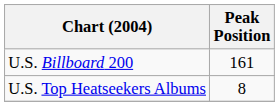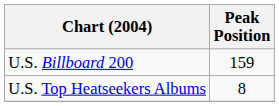(242, 62) 161 -> (242, 62) 159
